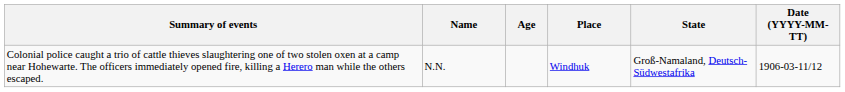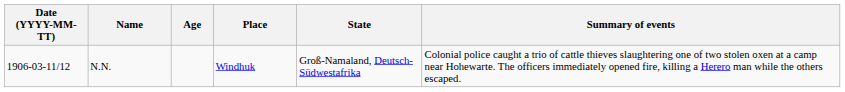columns swapped: (798, 25) <-> (213, 25)
